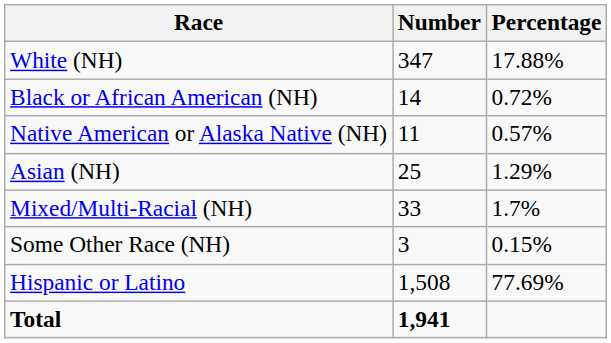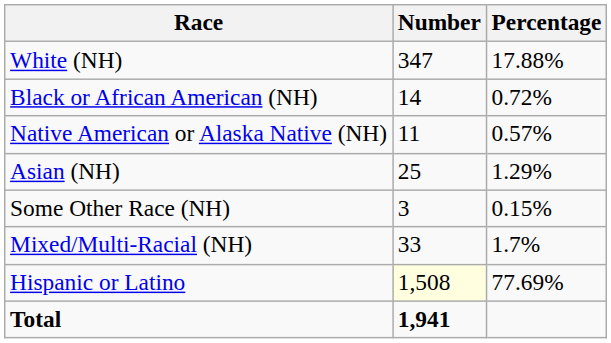rows swapped: (120, 245) <-> (131, 208)
(424, 282) no background -> (424, 282) lightyellow background
